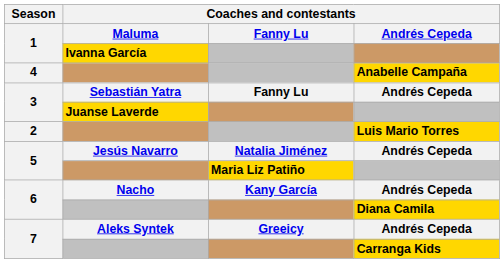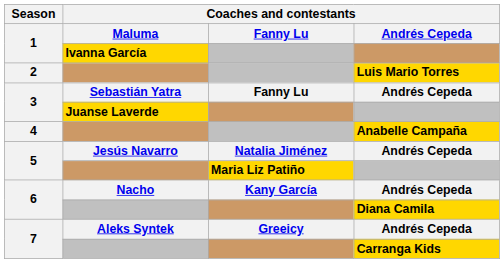rows swapped: (34, 131) <-> (34, 72)
